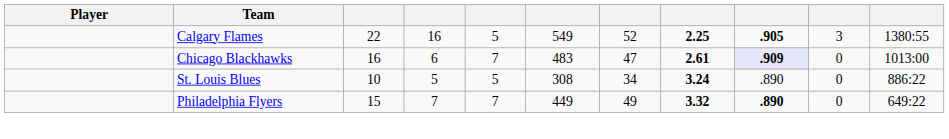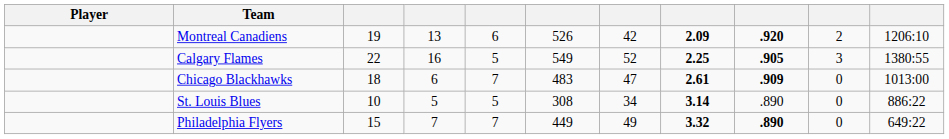+ row: (232, 36)
(374, 58) 16 -> (374, 79) 18
(772, 58) lavender background -> (772, 79) no background
(697, 79) 3.24 -> (697, 101) 3.14
